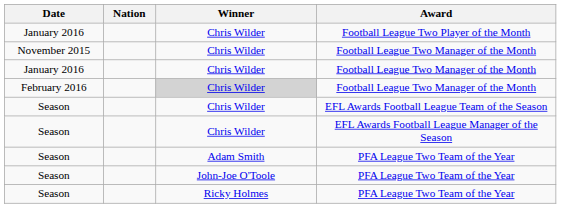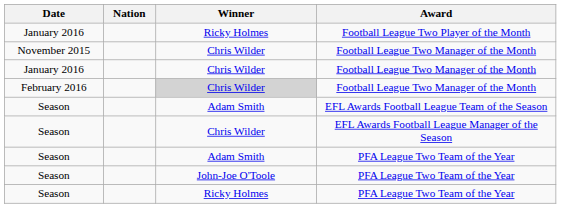(236, 32) Chris Wilder -> (236, 32) Ricky Holmes
(236, 106) Chris Wilder -> (236, 106) Adam Smith
